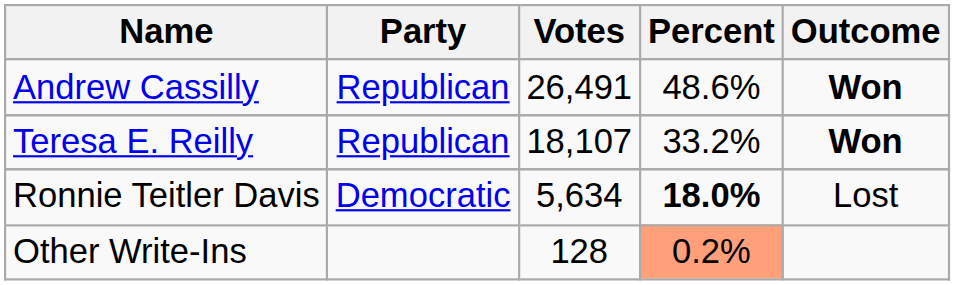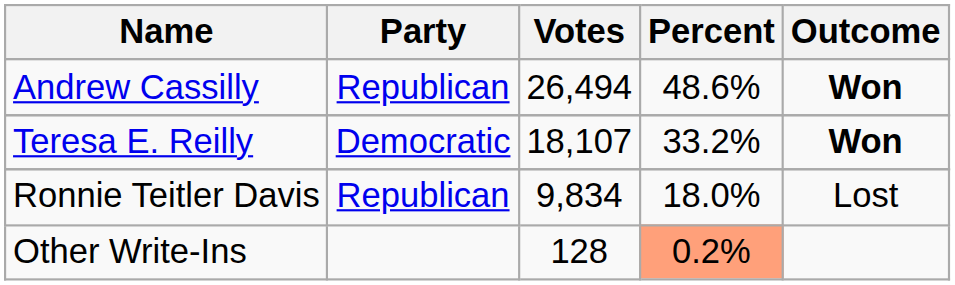(579, 86) 26,491 -> (579, 86) 26,494
(423, 141) Republican -> (423, 141) Democratic
(423, 196) Democratic -> (423, 196) Republican
(579, 196) 5,634 -> (579, 196) 9,834
(711, 196) bold -> (711, 196) normal
